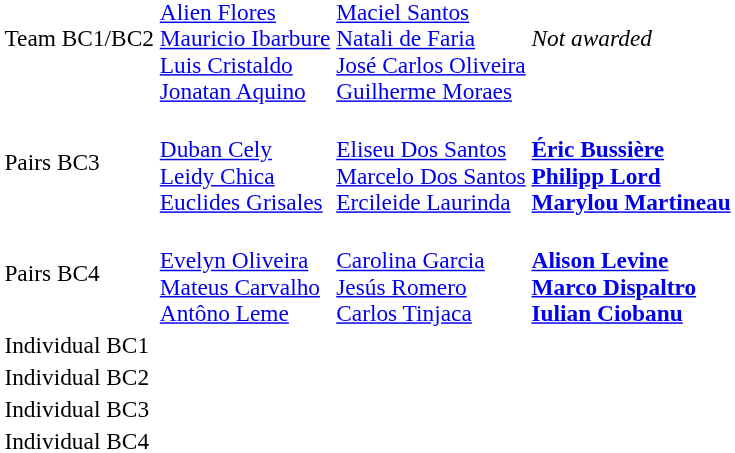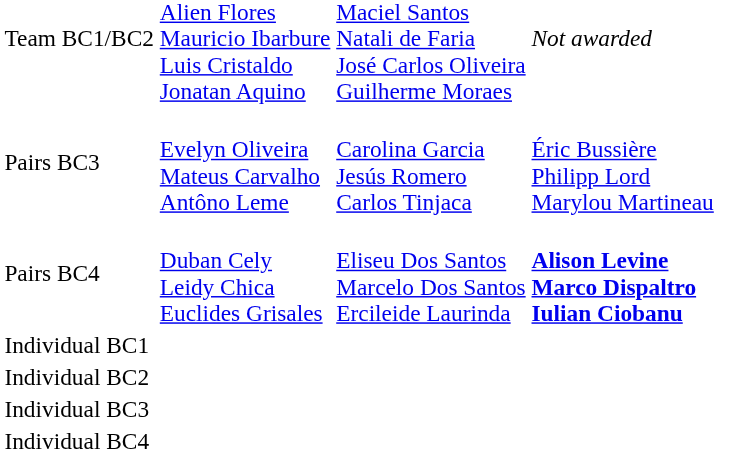(241, 176) Duban Cely Leidy Chica Euclides Grisales -> (240, 176) Evelyn Oliveira Mateus Carvalho Antôno Leme
(431, 176) Eliseu Dos Santos Marcelo Dos Santos Ercileide Laurinda -> (410, 176) Carolina Garcia Jesús Romero Carlos Tinjaca
(631, 176) bold -> (623, 176) normal
(240, 287) Evelyn Oliveira Mateus Carvalho Antôno Leme -> (241, 287) Duban Cely Leidy Chica Euclides Grisales
(410, 287) Carolina Garcia Jesús Romero Carlos Tinjaca -> (431, 287) Eliseu Dos Santos Marcelo Dos Santos Ercileide Laurinda
